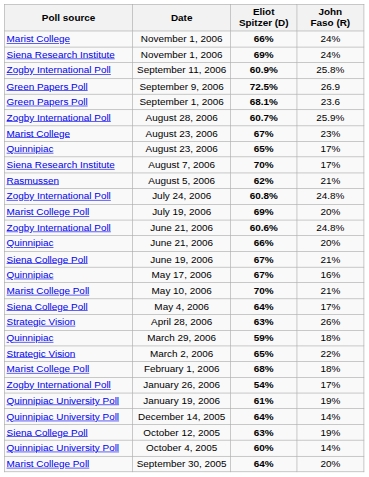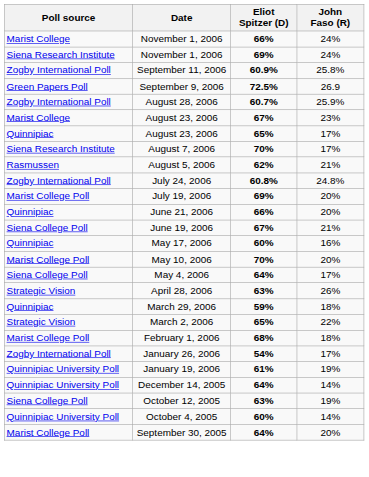- row: (47, 102)
- row: (59, 228)
(264, 275) 67% -> (264, 243) 60%
(330, 290) 21% -> (330, 259) 20%
